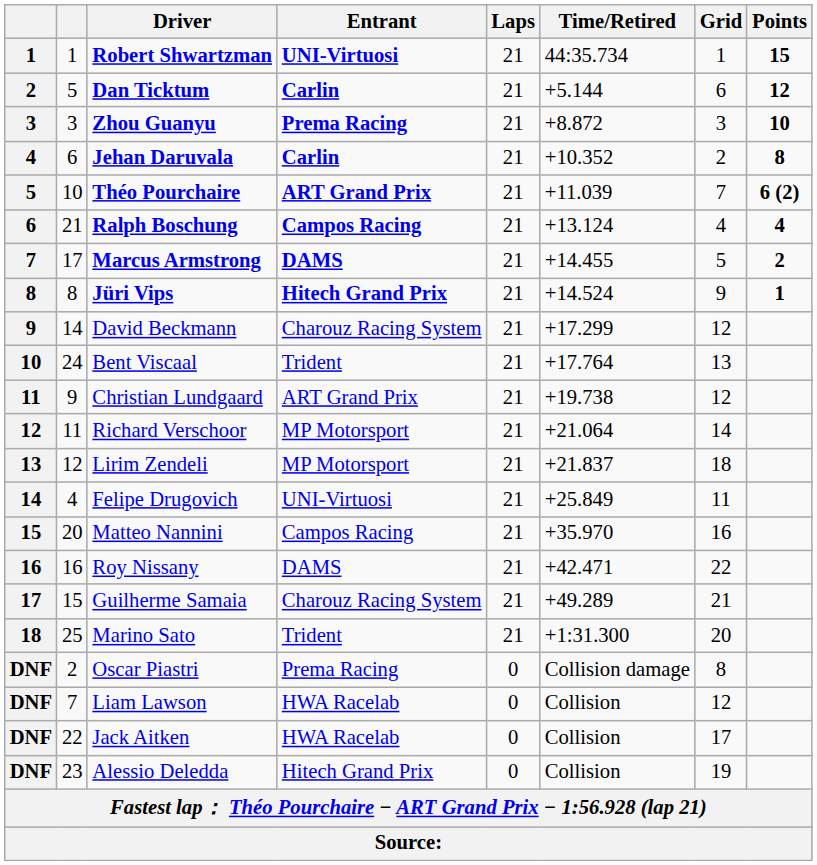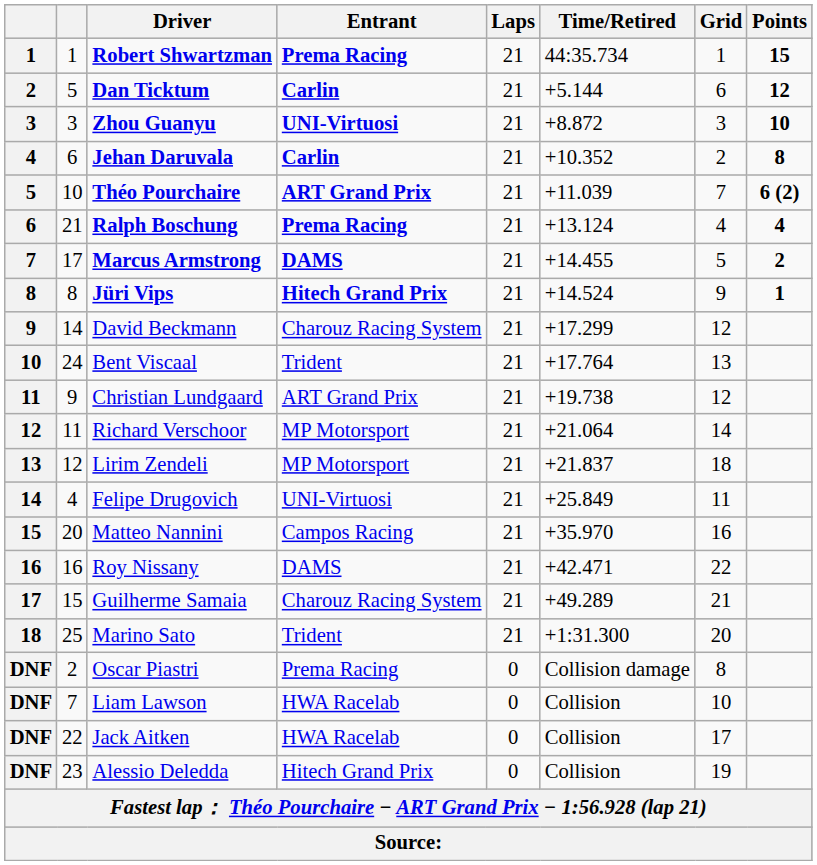(340, 55) UNI-Virtuosi -> (344, 55) Prema Racing
(344, 123) Prema Racing -> (340, 123) UNI-Virtuosi
(352, 225) Campos Racing -> (344, 225) Prema Racing
(721, 703) 12 -> (721, 703) 10
